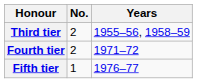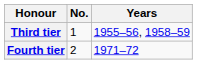(73, 31) 2 -> (73, 31) 1
- row: (36, 68)
